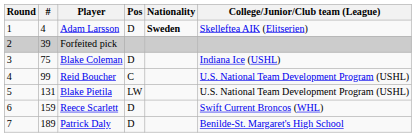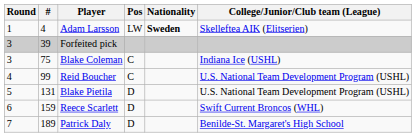(131, 28) D -> (135, 28) LW
(9, 44) 2 -> (9, 44) 3
(131, 60) D -> (131, 60) C
(135, 92) LW -> (131, 92) D
